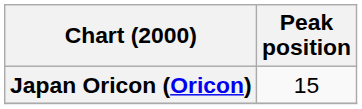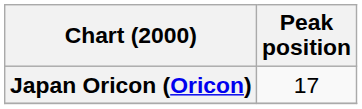(307, 84) 15 -> (307, 84) 17
